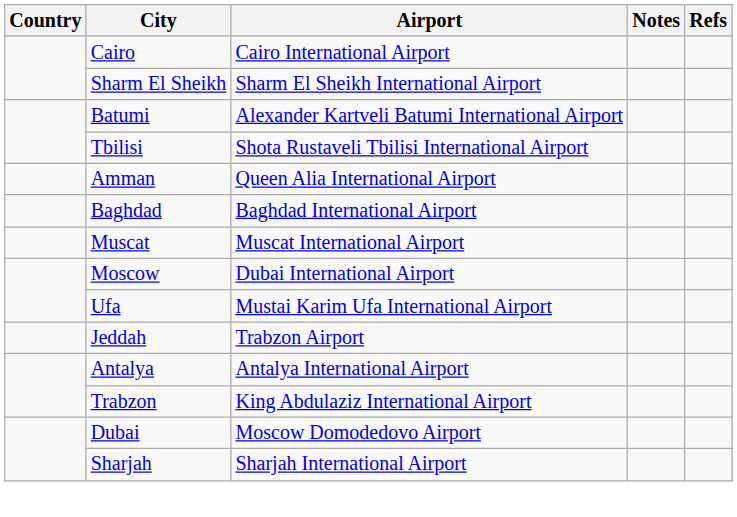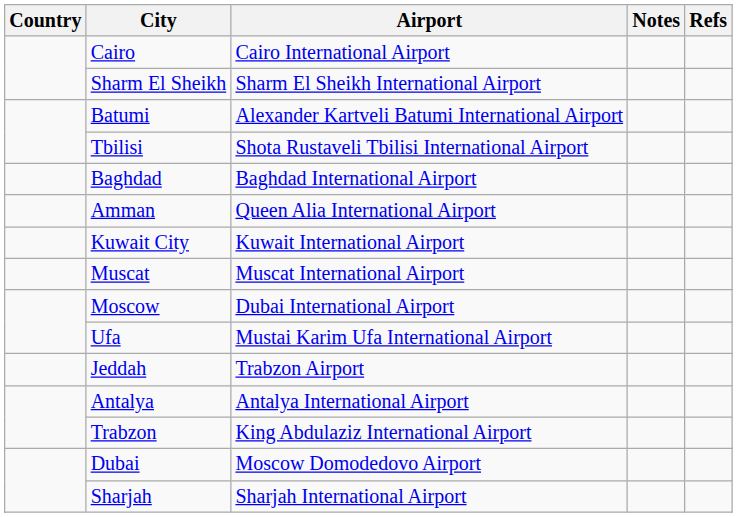rows swapped: (126, 210) <-> (123, 178)
+ row: (140, 242)
